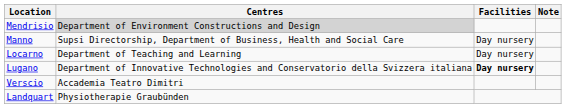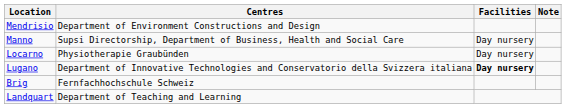(189, 26) lightgrey background -> (189, 26) no background
(150, 54) Department of Teaching and Learning -> (123, 54) Physiotherapie Graubünden
- row: (25, 82)
+ row: (17, 82)
(123, 97) Physiotherapie Graubünden -> (150, 97) Department of Teaching and Learning
